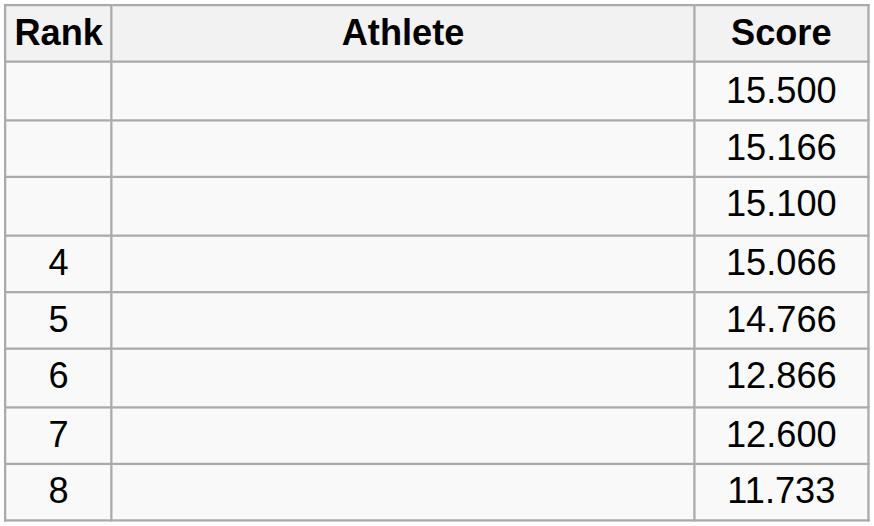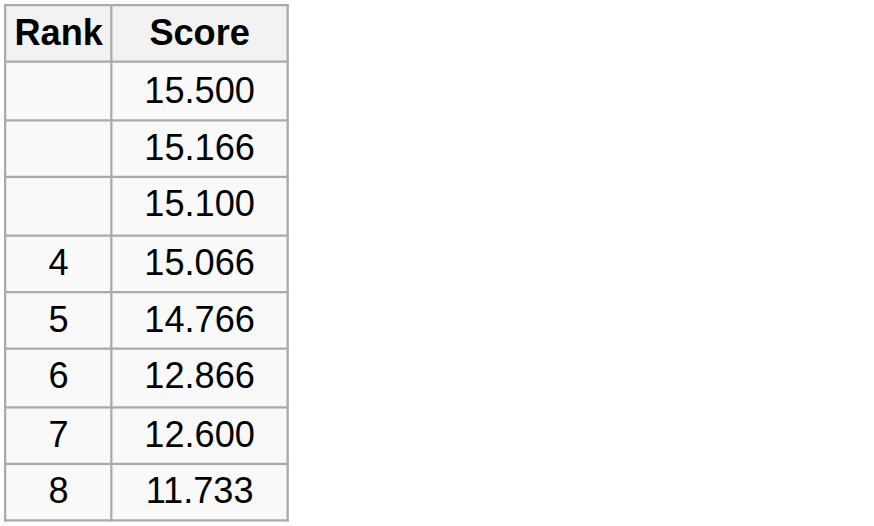- column: (403, 33)
